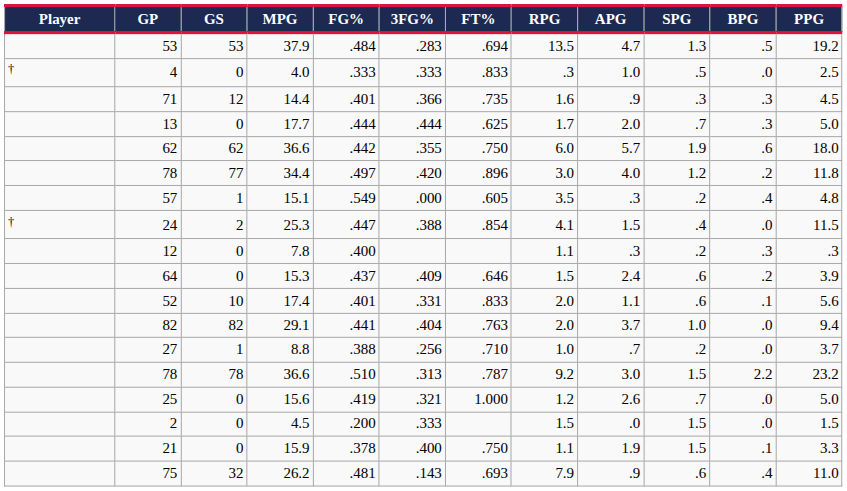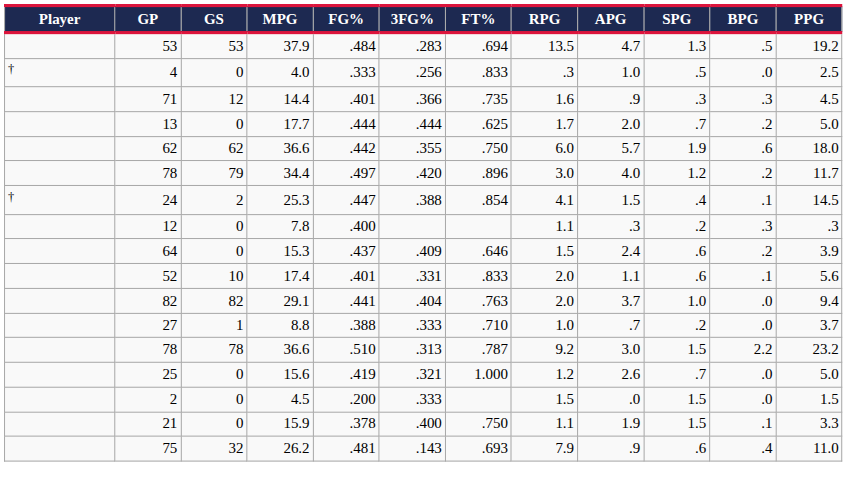(429, 72) .333 -> (429, 72) .256
(767, 124) .3 -> (767, 124) .2
(236, 173) 77 -> (236, 173) 79
(826, 173) 11.8 -> (826, 173) 11.7
- row: (170, 198)
(767, 224) .0 -> (767, 200) .1
(826, 224) 11.5 -> (826, 200) 14.5
(429, 350) .256 -> (429, 325) .333
